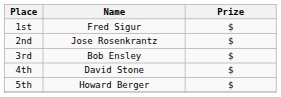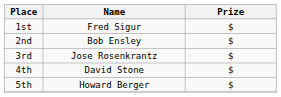(114, 41) Jose Rosenkrantz -> (114, 41) Bob Ensley
(114, 56) Bob Ensley -> (114, 56) Jose Rosenkrantz
